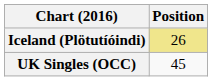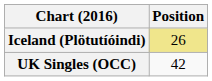(178, 64) 45 -> (178, 64) 42
